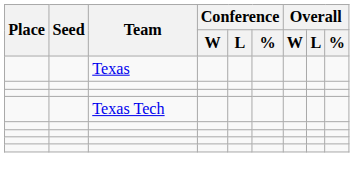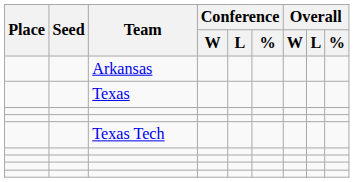+ row: (27, 69)
